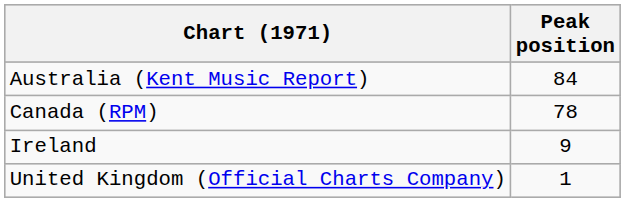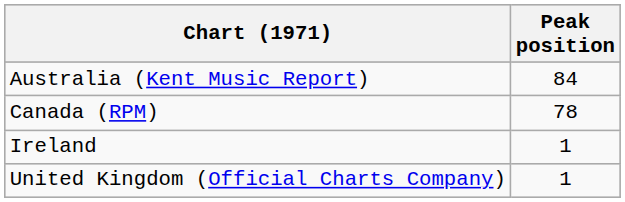(565, 147) 9 -> (565, 147) 1
